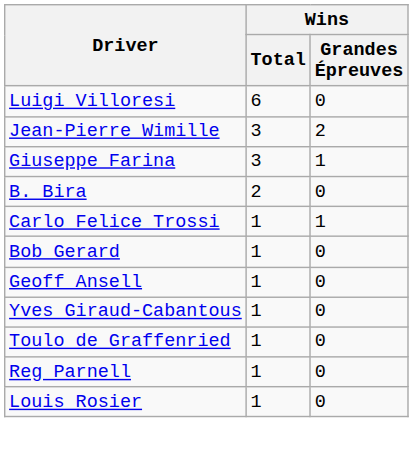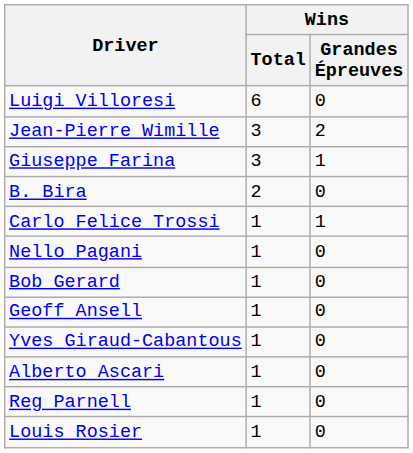+ row: (76, 252)
+ row: (87, 372)
- row: (120, 342)
